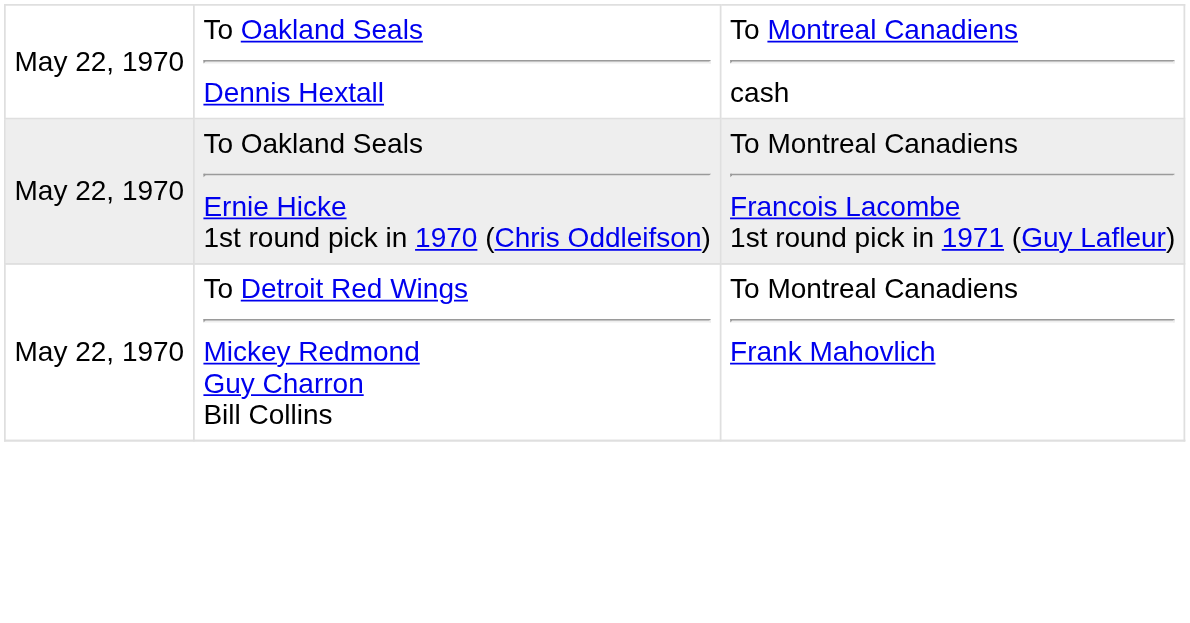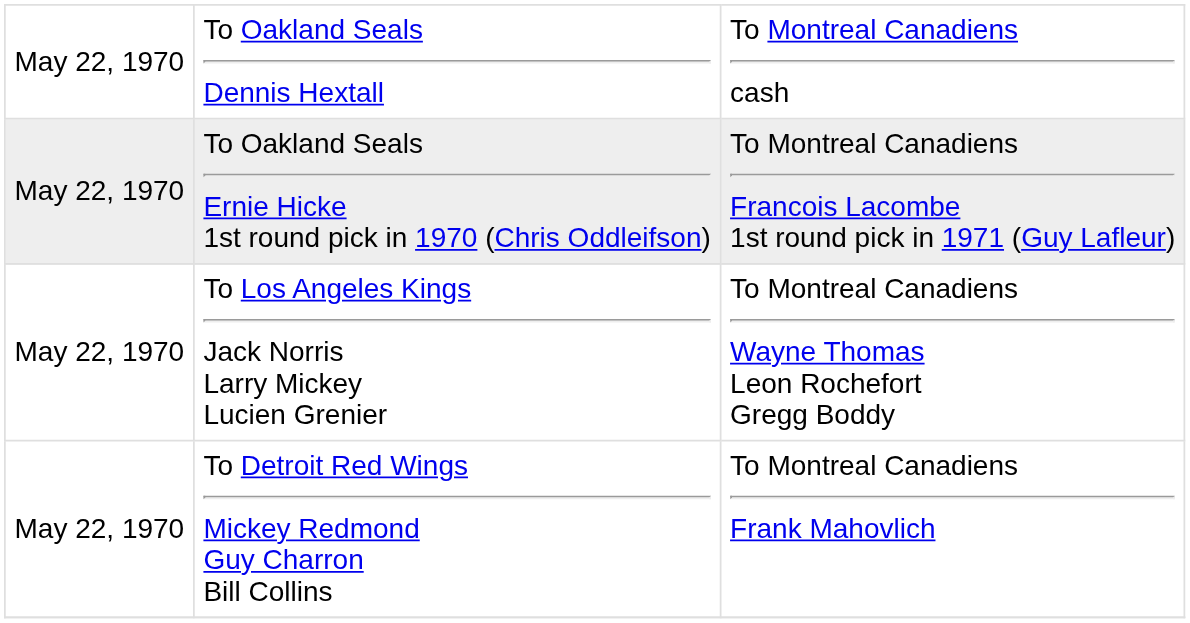+ row: (457, 351)
